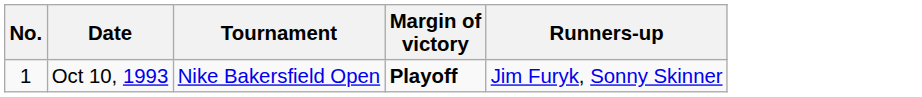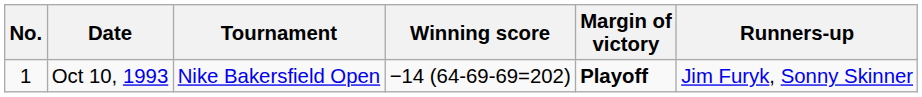+ column: (480, 32)
